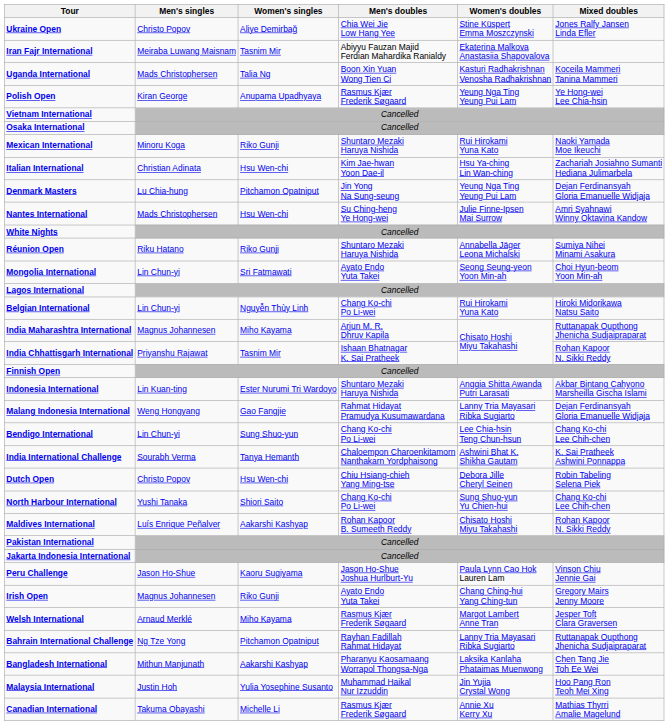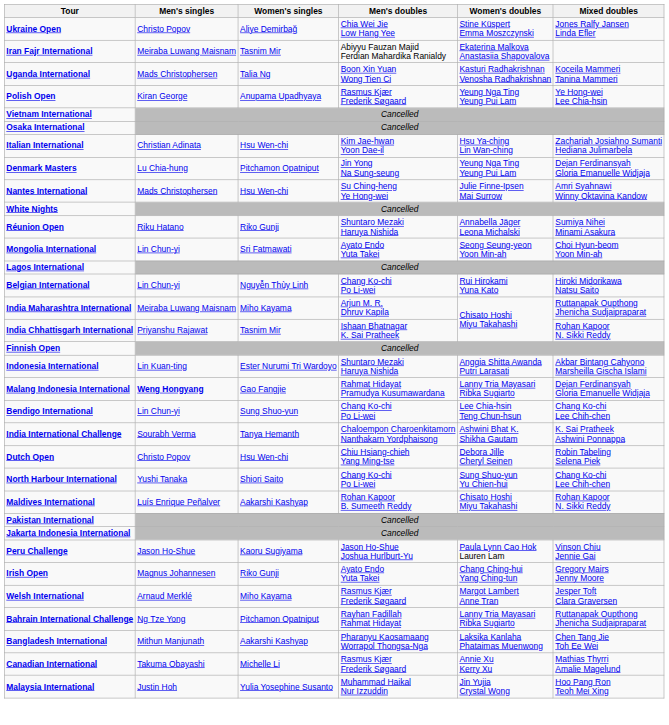- row: (49, 145)
(176, 330) Magnus Johannesen -> (187, 308) Meiraba Luwang Maisnam
(169, 411) normal -> (170, 389) bold
rows swapped: (52, 709) <-> (50, 686)
